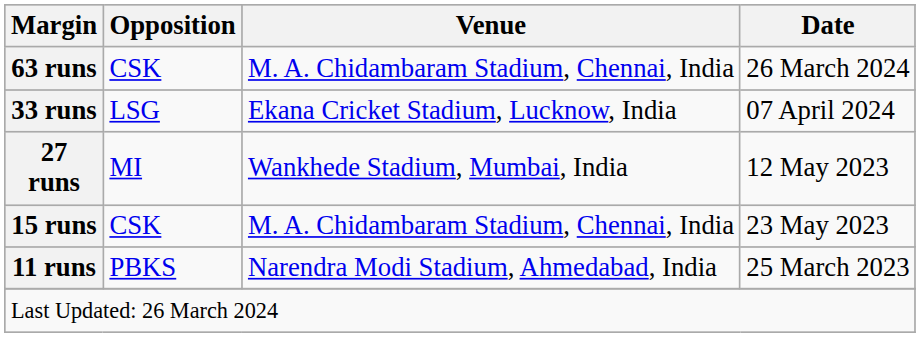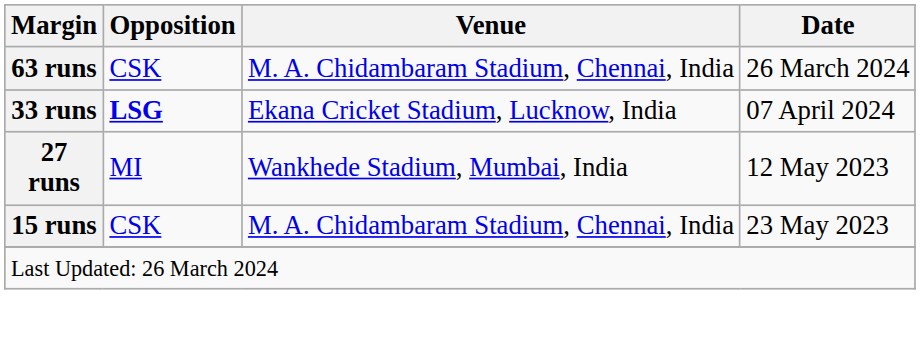(135, 110) normal -> (136, 110) bold
- row: (54, 267)
